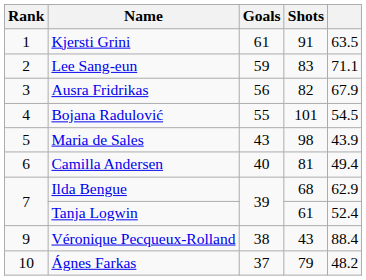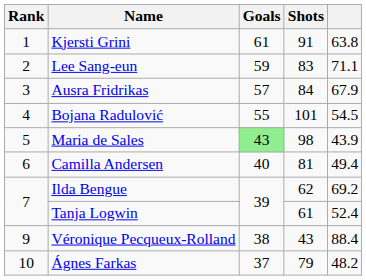(345, 41) 63.5 -> (345, 41) 63.8
(262, 90) 56 -> (262, 90) 57
(306, 90) 82 -> (306, 90) 84
(262, 139) no background -> (262, 139) lightgreen background
(306, 189) 68 -> (306, 189) 62
(345, 189) 62.9 -> (345, 189) 69.2
